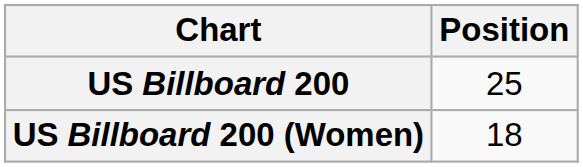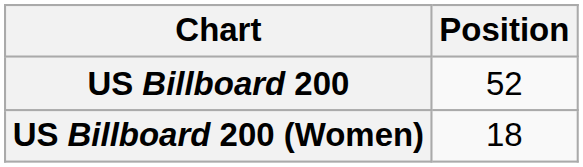(504, 82) 25 -> (504, 82) 52
